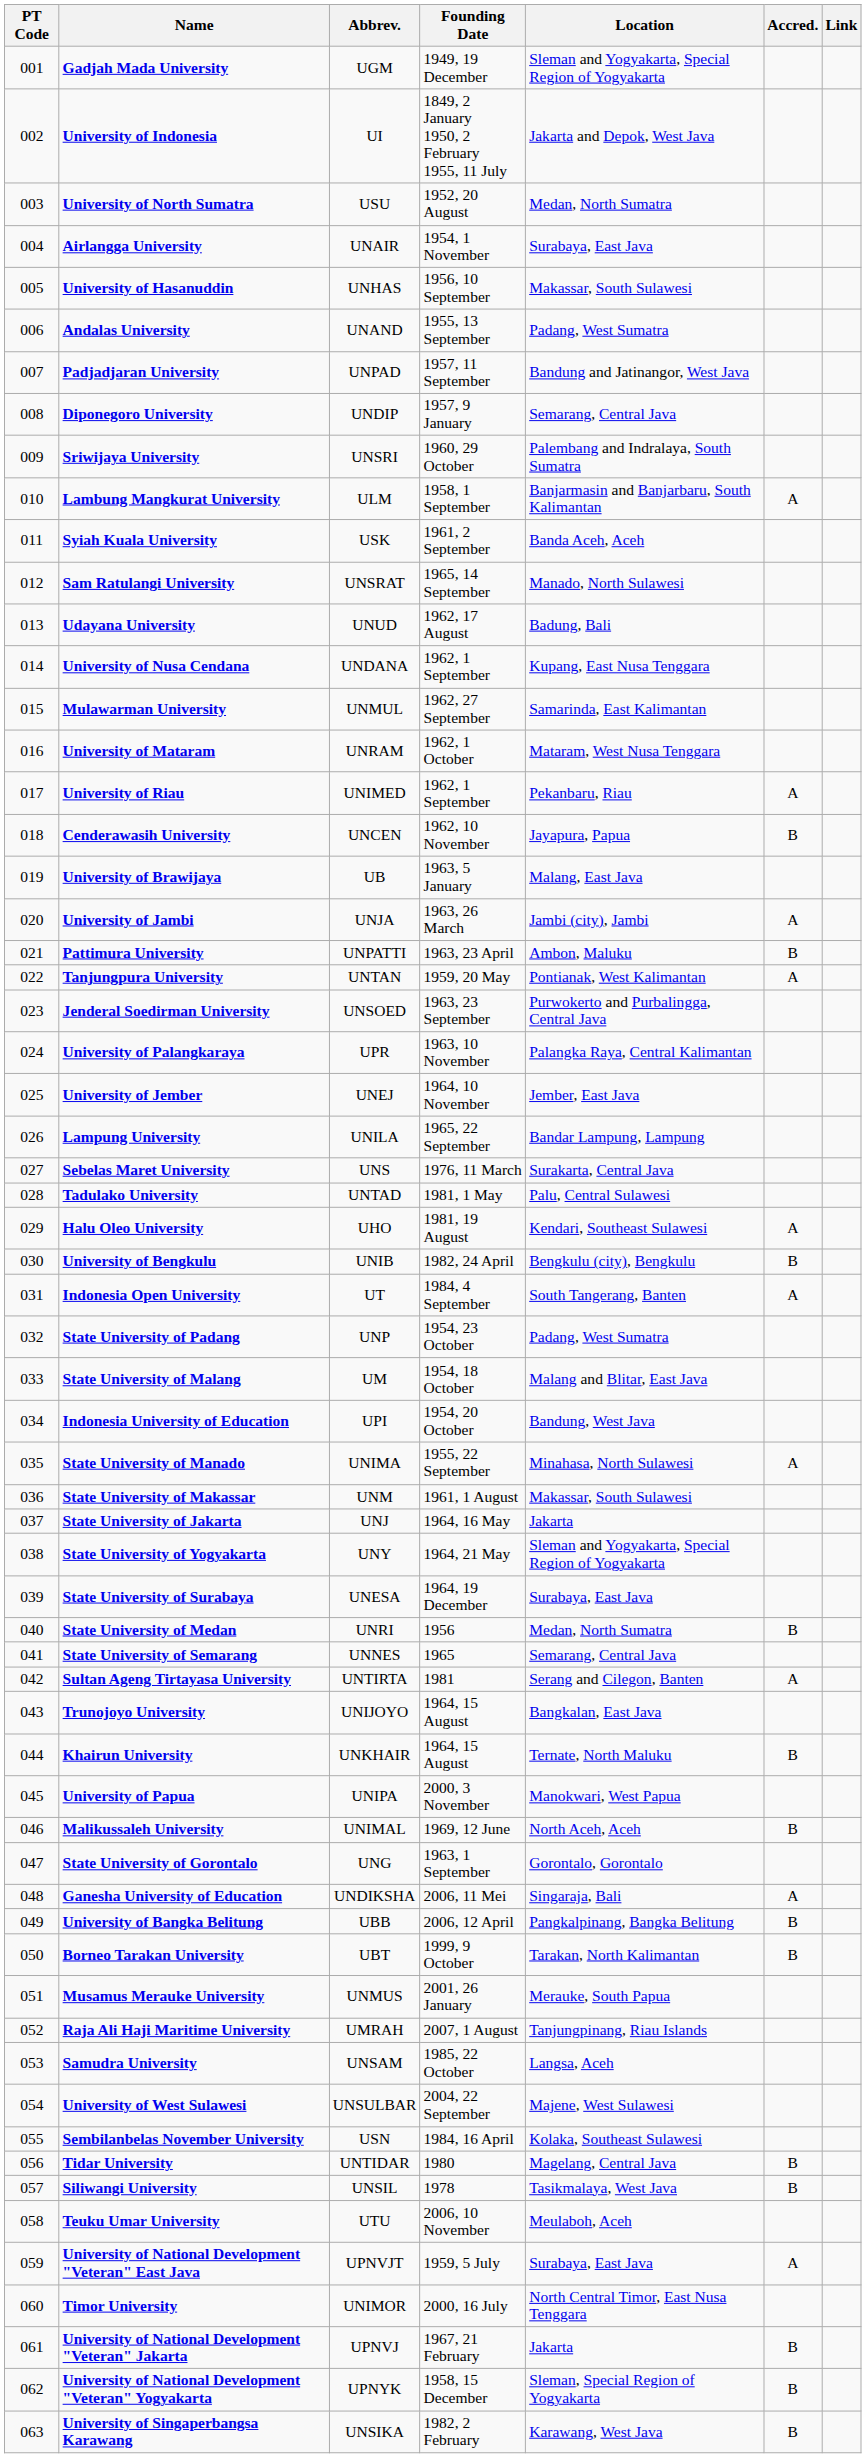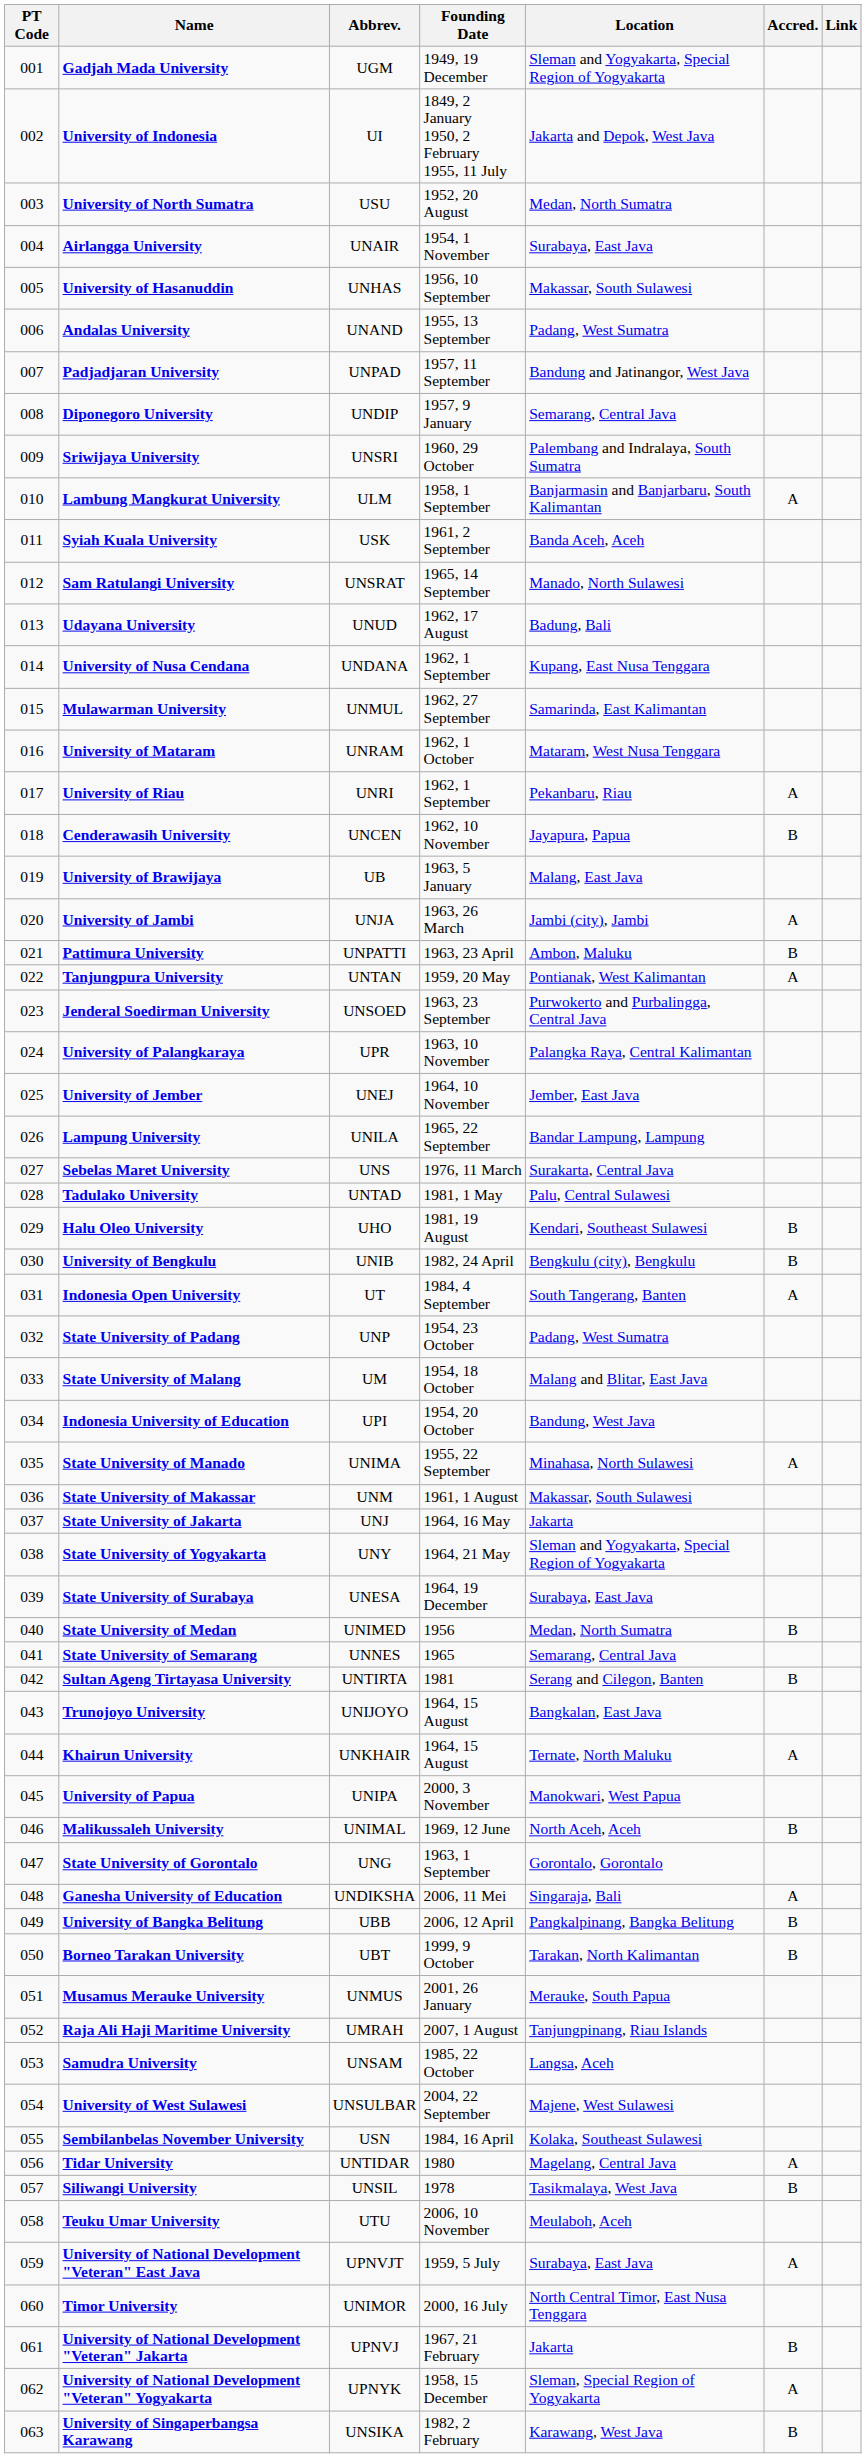(375, 793) UNIMED -> (375, 793) UNRI
(793, 1228) A -> (793, 1228) B
(375, 1629) UNRI -> (375, 1629) UNIMED
(793, 1679) A -> (793, 1679) B
(793, 1754) B -> (793, 1754) A
(793, 2163) B -> (793, 2163) A
(793, 2389) B -> (793, 2389) A
